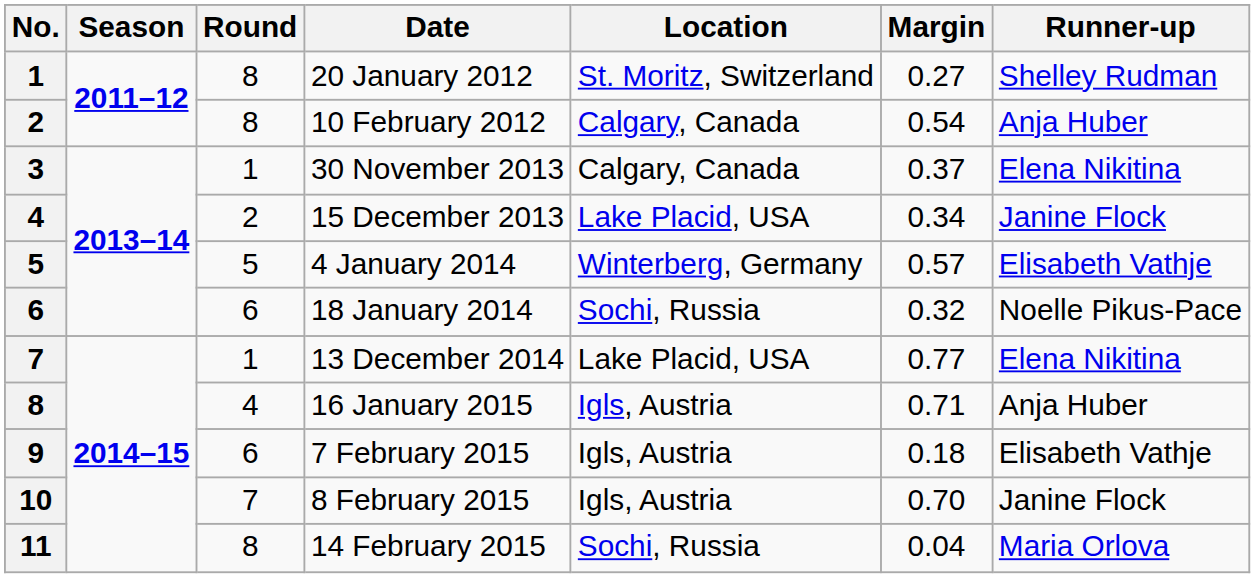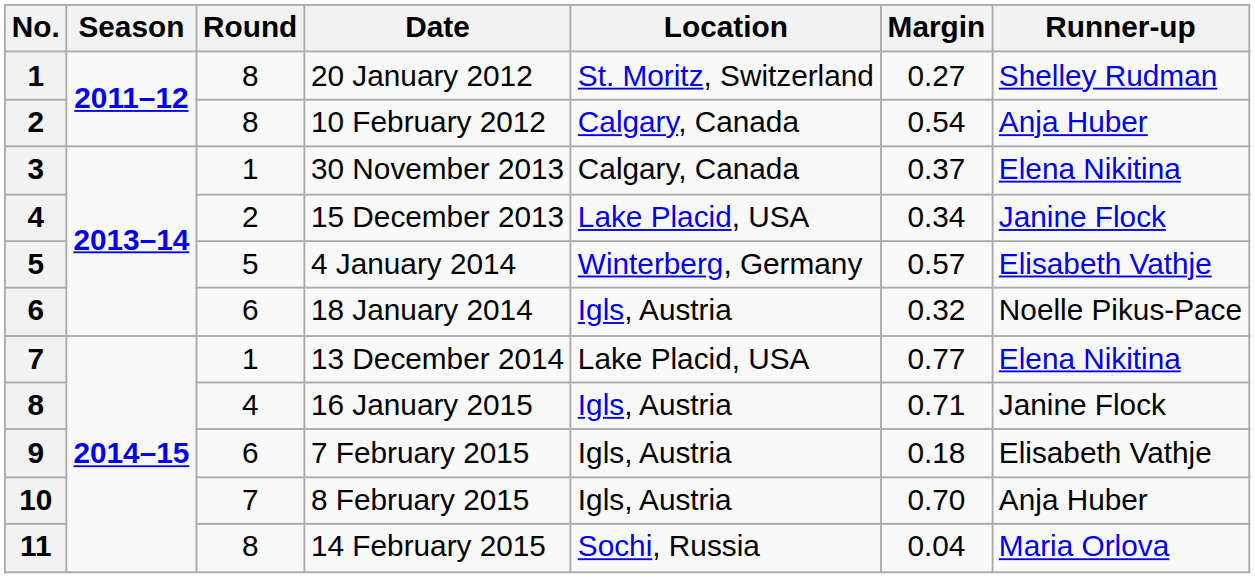(669, 311) Sochi, Russia -> (655, 311) Igls, Austria
(1073, 405) Anja Huber -> (1082, 405) Janine Flock
(1082, 500) Janine Flock -> (1073, 500) Anja Huber
